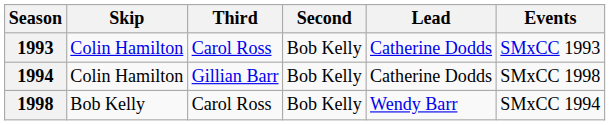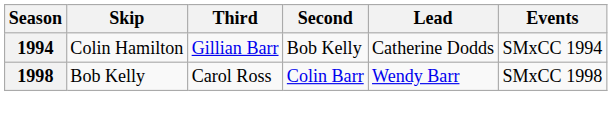- row: (35, 47)
(550, 76) SMxCC 1998 -> (552, 47) SMxCC 1994
(324, 104) Bob Kelly -> (325, 76) Colin Barr
(550, 104) SMxCC 1994 -> (552, 76) SMxCC 1998
